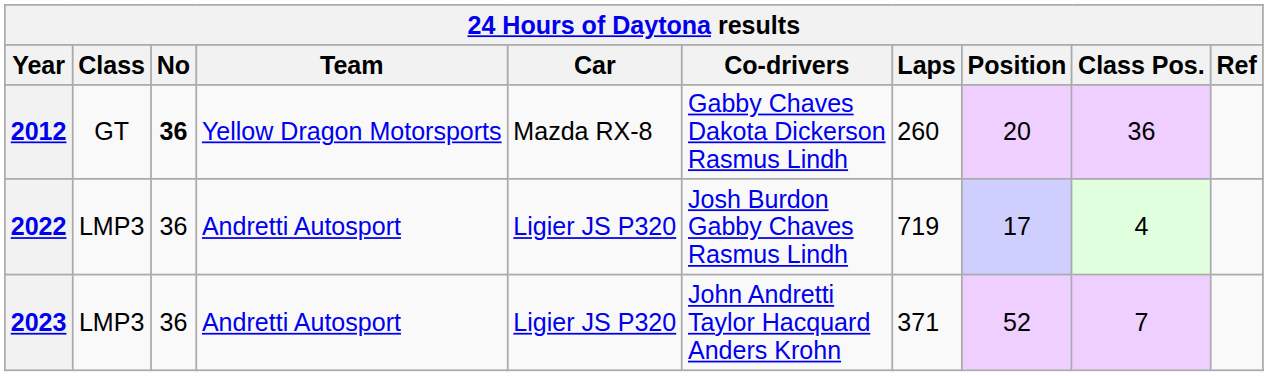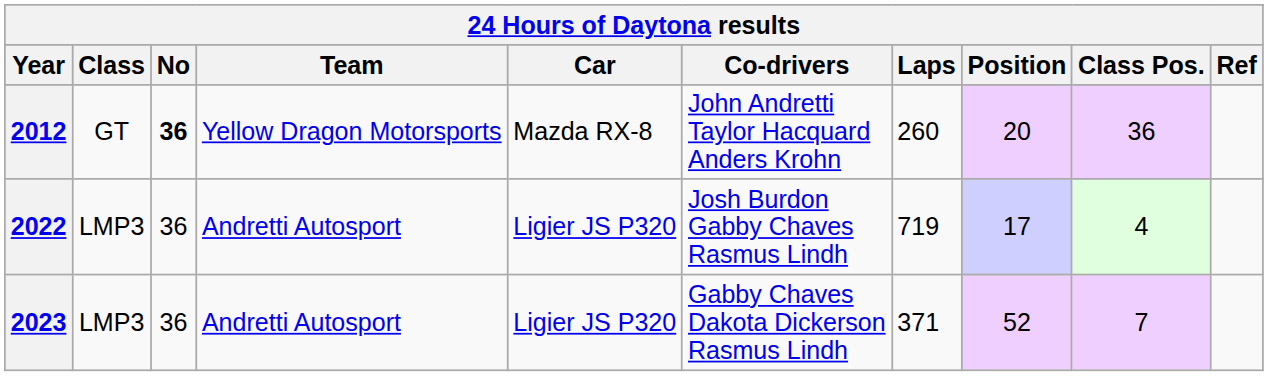(787, 132) Gabby Chaves Dakota Dickerson Rasmus Lindh -> (779, 132) John Andretti Taylor Hacquard Anders Krohn
(779, 323) John Andretti Taylor Hacquard Anders Krohn -> (787, 323) Gabby Chaves Dakota Dickerson Rasmus Lindh
